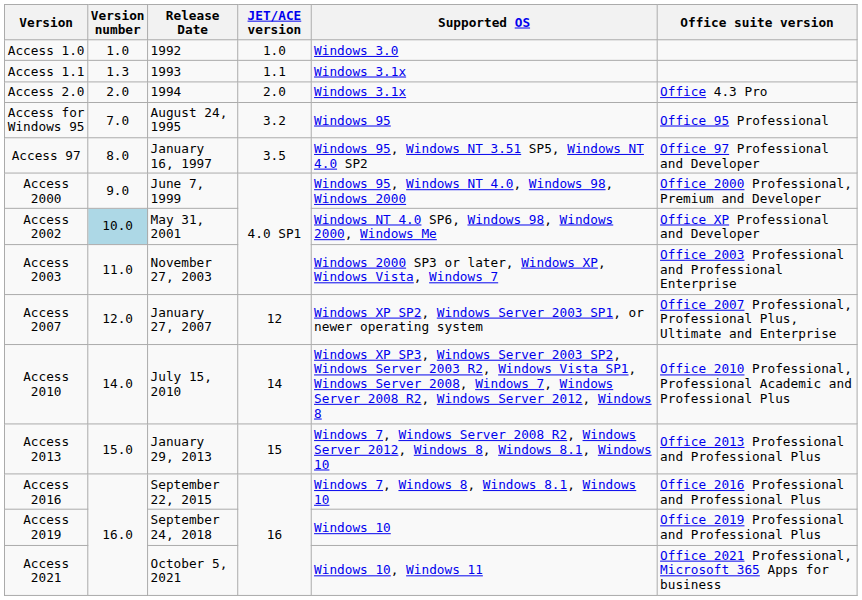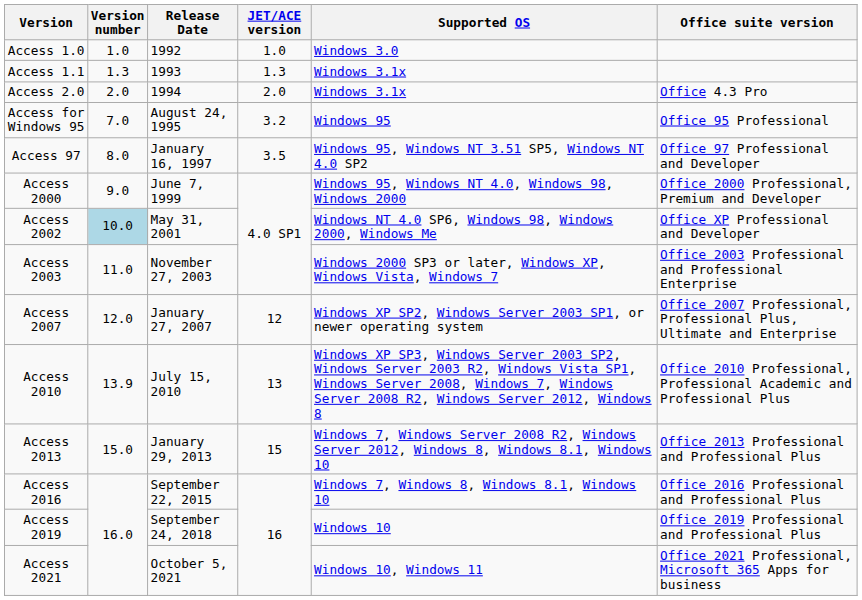(274, 71) 1.1 -> (274, 71) 1.3
(118, 384) 14.0 -> (118, 384) 13.9
(274, 384) 14 -> (274, 384) 13
